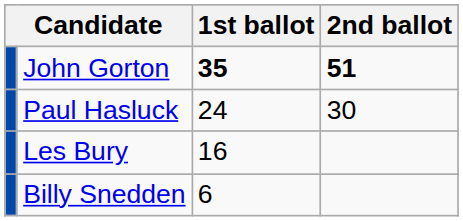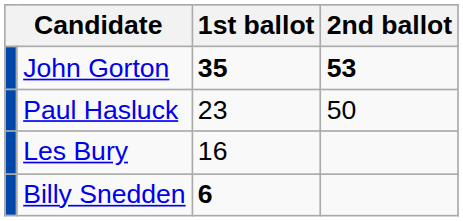(341, 67) 51 -> (341, 67) 53
(213, 109) 24 -> (213, 109) 23
(341, 109) 30 -> (341, 109) 50
(205, 194) normal -> (205, 194) bold
